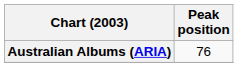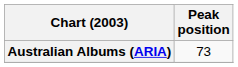(204, 51) 76 -> (204, 51) 73
